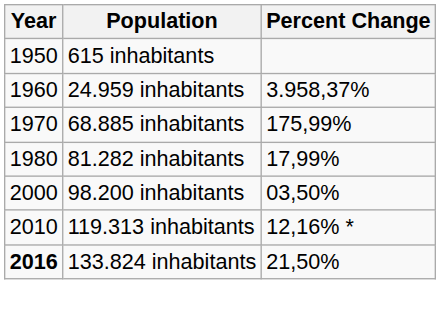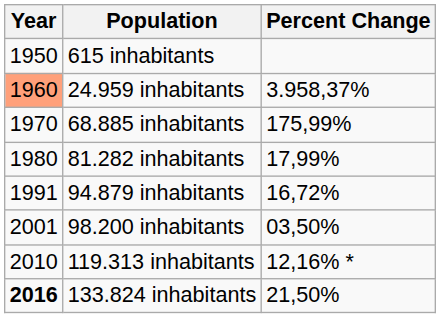(34, 90) no background -> (34, 90) lightsalmon background
+ row: (156, 192)
(34, 192) 2000 -> (34, 227) 2001
